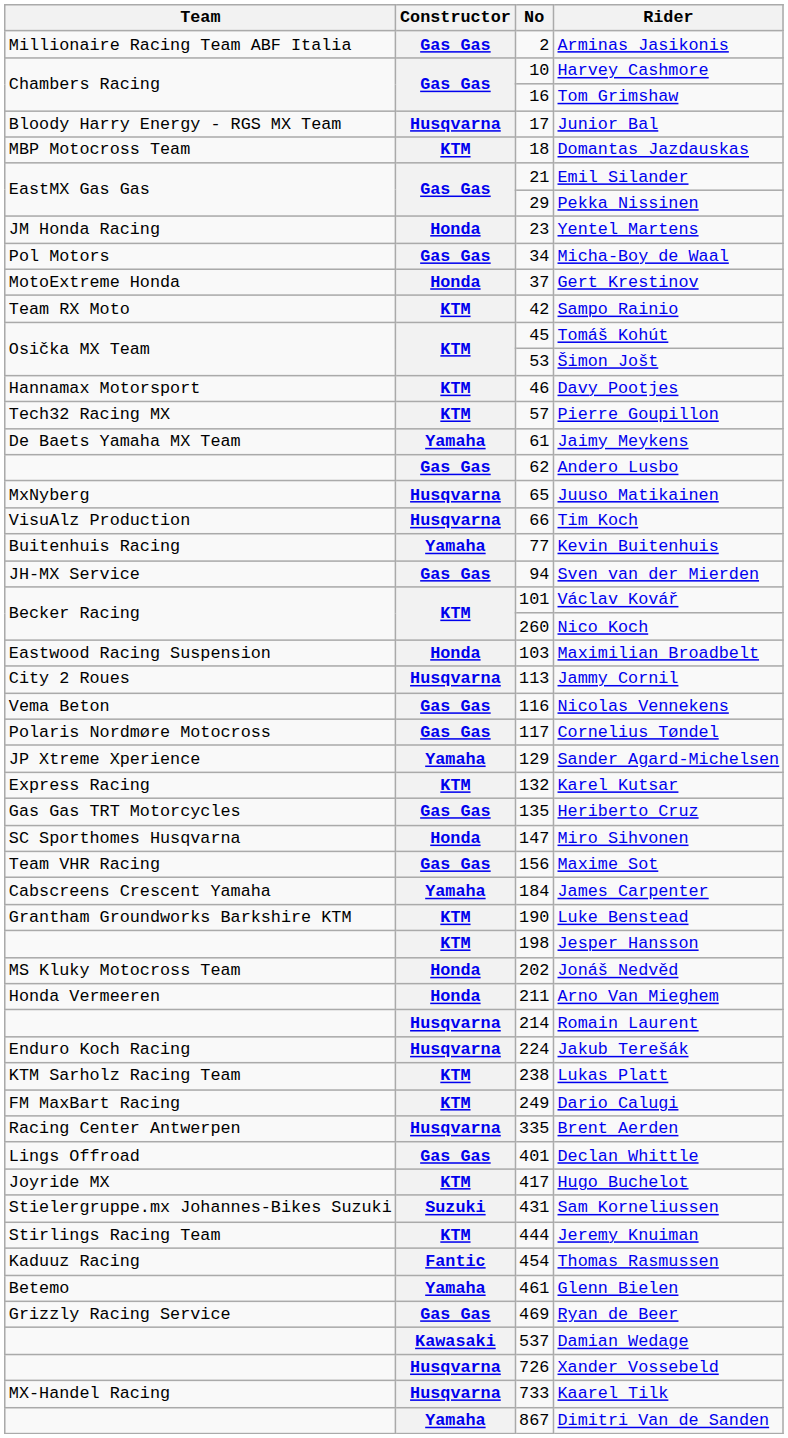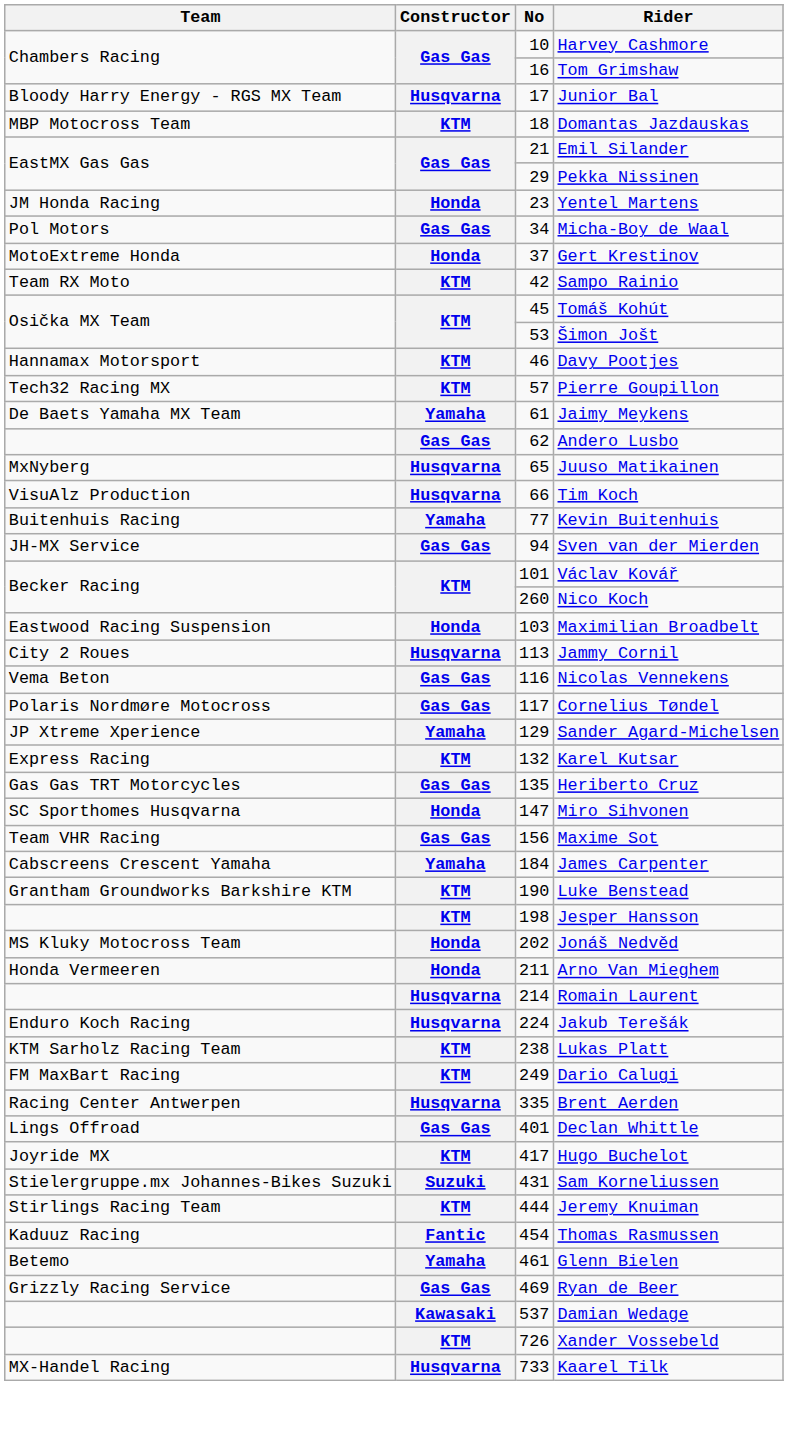- row: (643, 44)
(455, 1367) Husqvarna -> (455, 1341) KTM
- row: (663, 1420)
